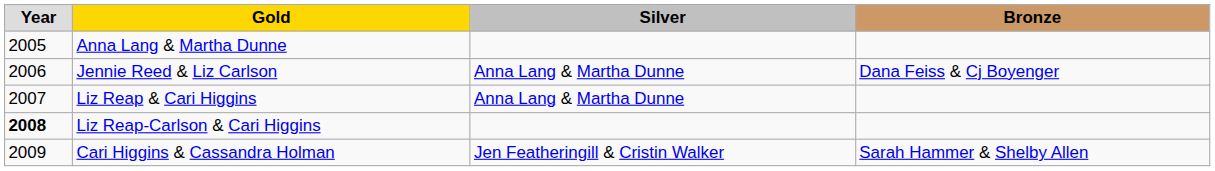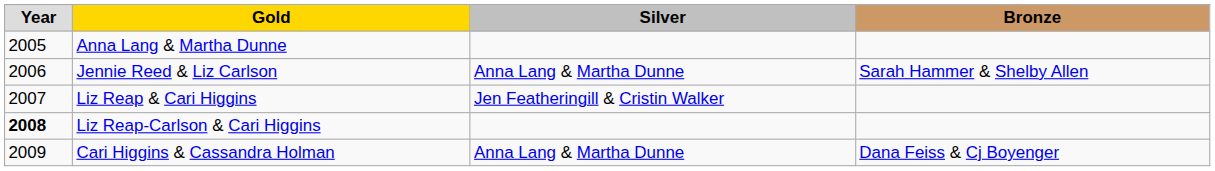(959, 71) Dana Feiss & Cj Boyenger -> (974, 71) Sarah Hammer & Shelby Allen
(579, 98) Anna Lang & Martha Dunne -> (599, 98) Jen Featheringill & Cristin Walker
(599, 152) Jen Featheringill & Cristin Walker -> (579, 152) Anna Lang & Martha Dunne
(974, 152) Sarah Hammer & Shelby Allen -> (959, 152) Dana Feiss & Cj Boyenger
